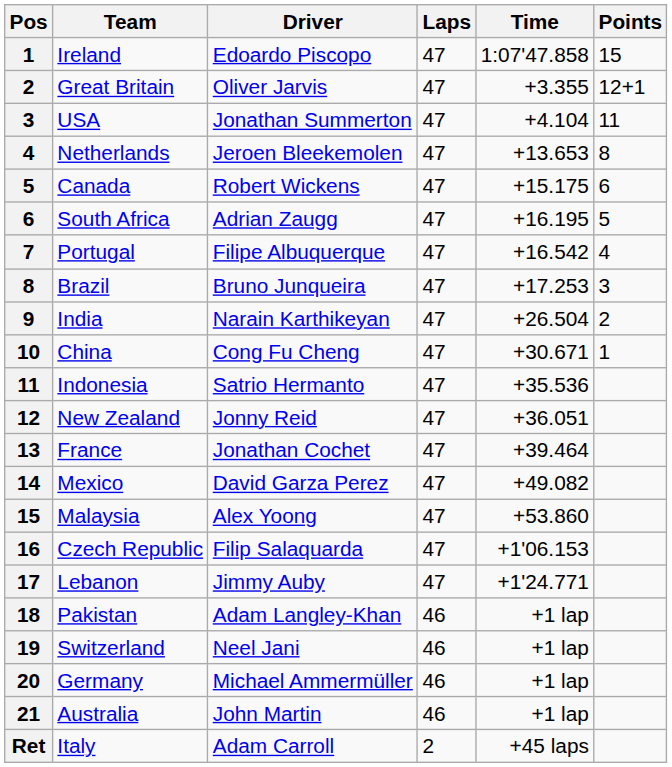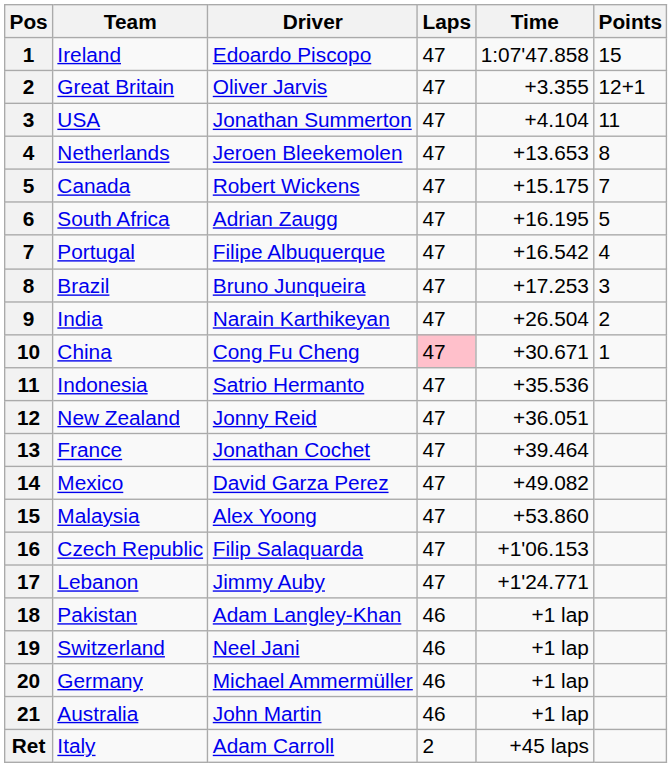(604, 186) 6 -> (604, 186) 7
(434, 351) no background -> (434, 351) pink background
